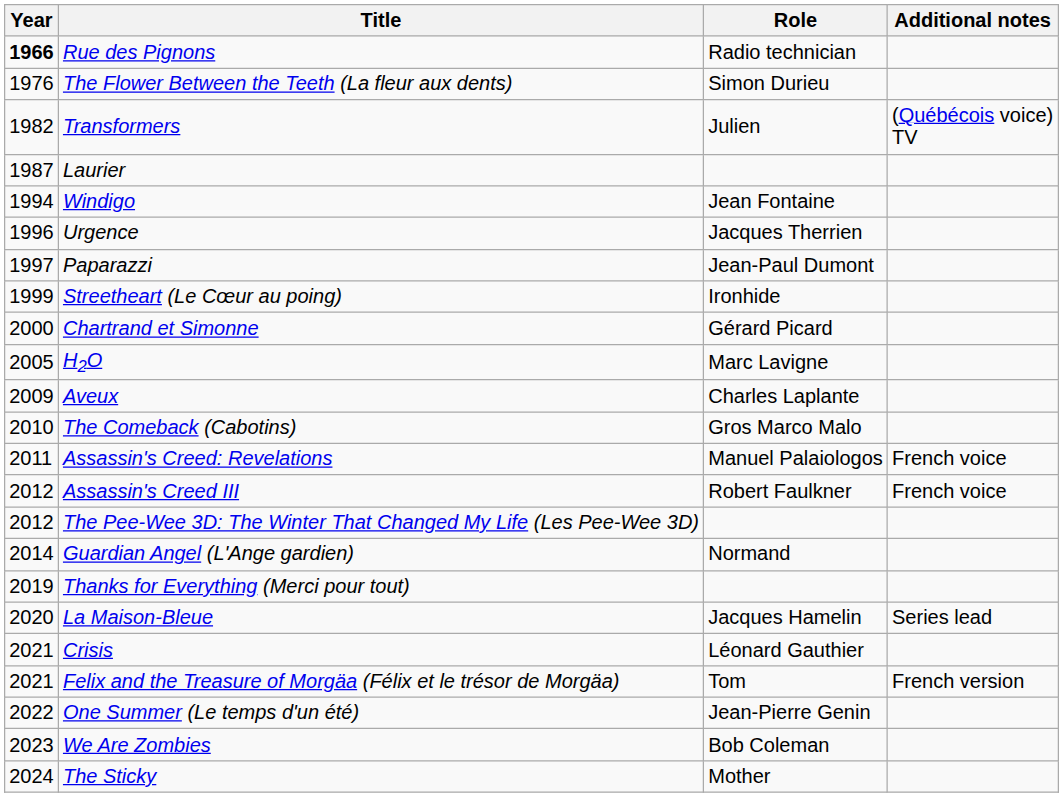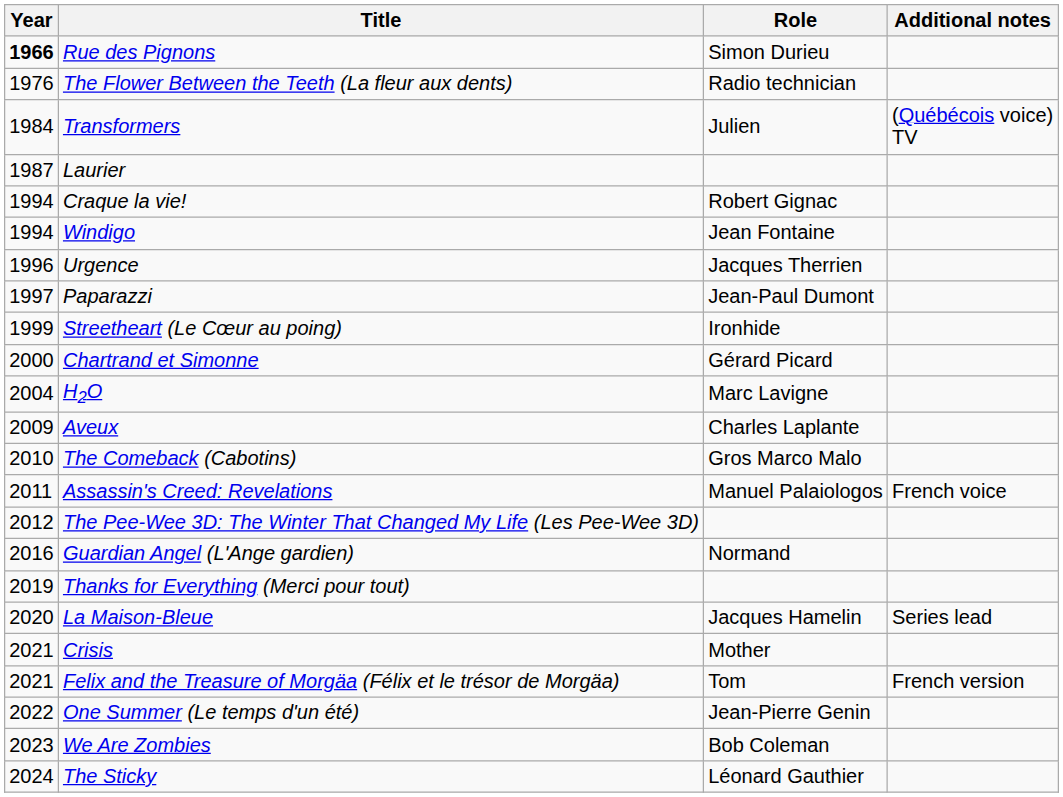(782, 52) Radio technician -> (769, 52) Simon Durieu
(769, 83) Simon Durieu -> (782, 83) Radio technician
(31, 126) 1982 -> (31, 126) 1984
+ row: (125, 201)
(31, 362) 2005 -> (31, 393) 2004
- row: (151, 490)
(31, 554) 2014 -> (31, 554) 2016
(786, 649) Léonard Gauthier -> (739, 649) Mother
(739, 776) Mother -> (786, 776) Léonard Gauthier
